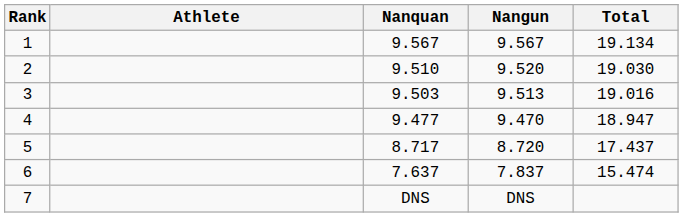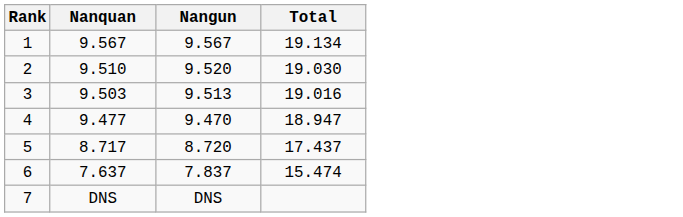- column: (207, 18)
